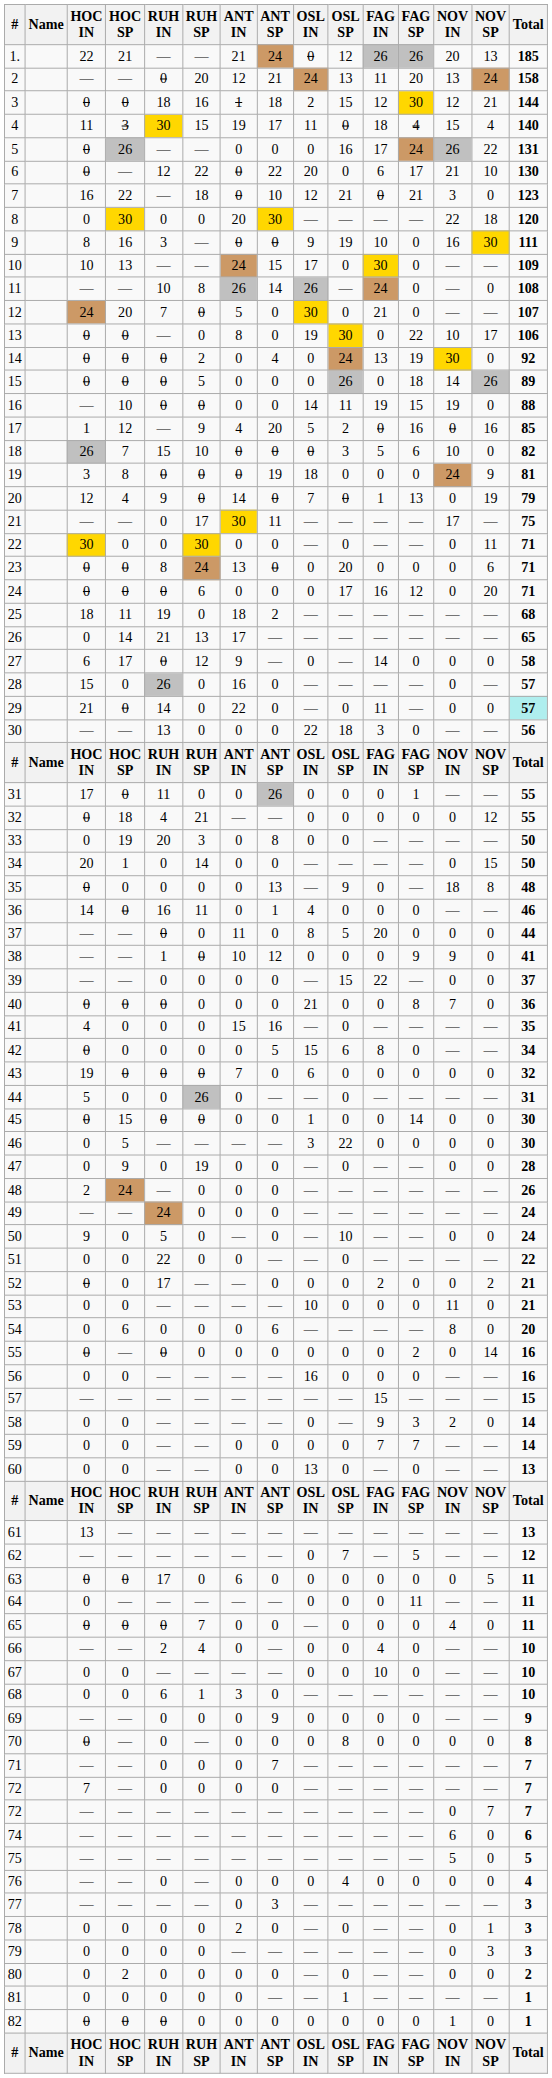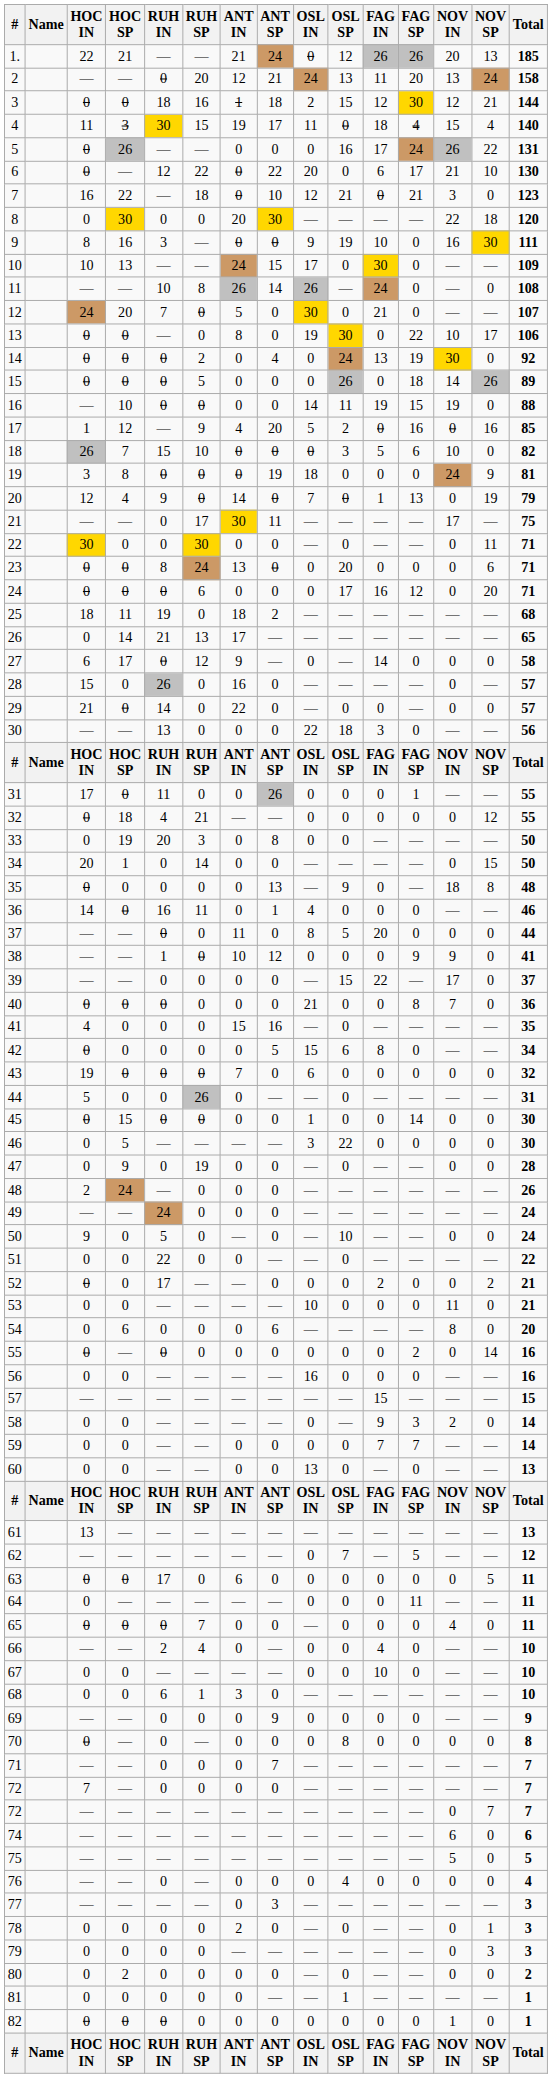(381, 708) 11 -> (381, 708) 0
(528, 708) paleturquoise background -> (528, 708) no background
(453, 980) 0 -> (453, 980) 17
